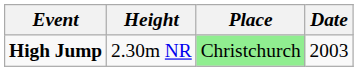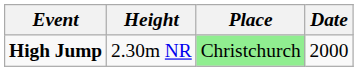(329, 50) 2003 -> (329, 50) 2000
